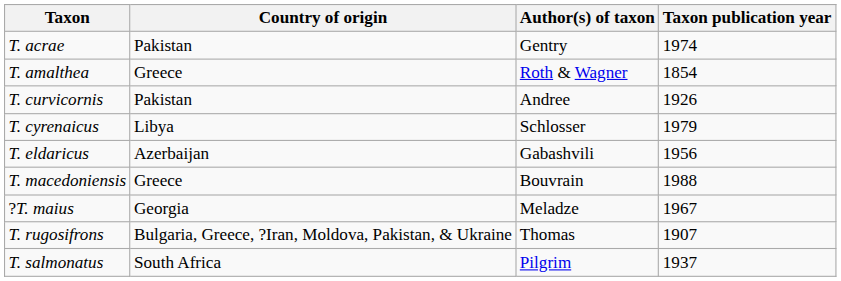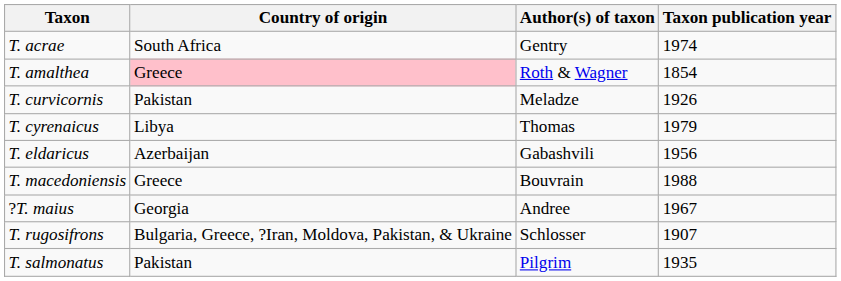(163, 45) Pakistan -> (177, 45) South Africa
(158, 72) no background -> (158, 72) pink background
(545, 99) Andree -> (549, 99) Meladze
(553, 126) Schlosser -> (547, 126) Thomas
(549, 208) Meladze -> (545, 208) Andree
(547, 235) Thomas -> (553, 235) Schlosser
(177, 262) South Africa -> (163, 262) Pakistan
(680, 262) 1937 -> (680, 262) 1935
